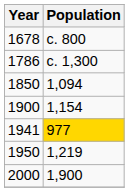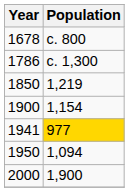(64, 84) 1,094 -> (64, 84) 1,219
(64, 152) 1,219 -> (64, 152) 1,094
